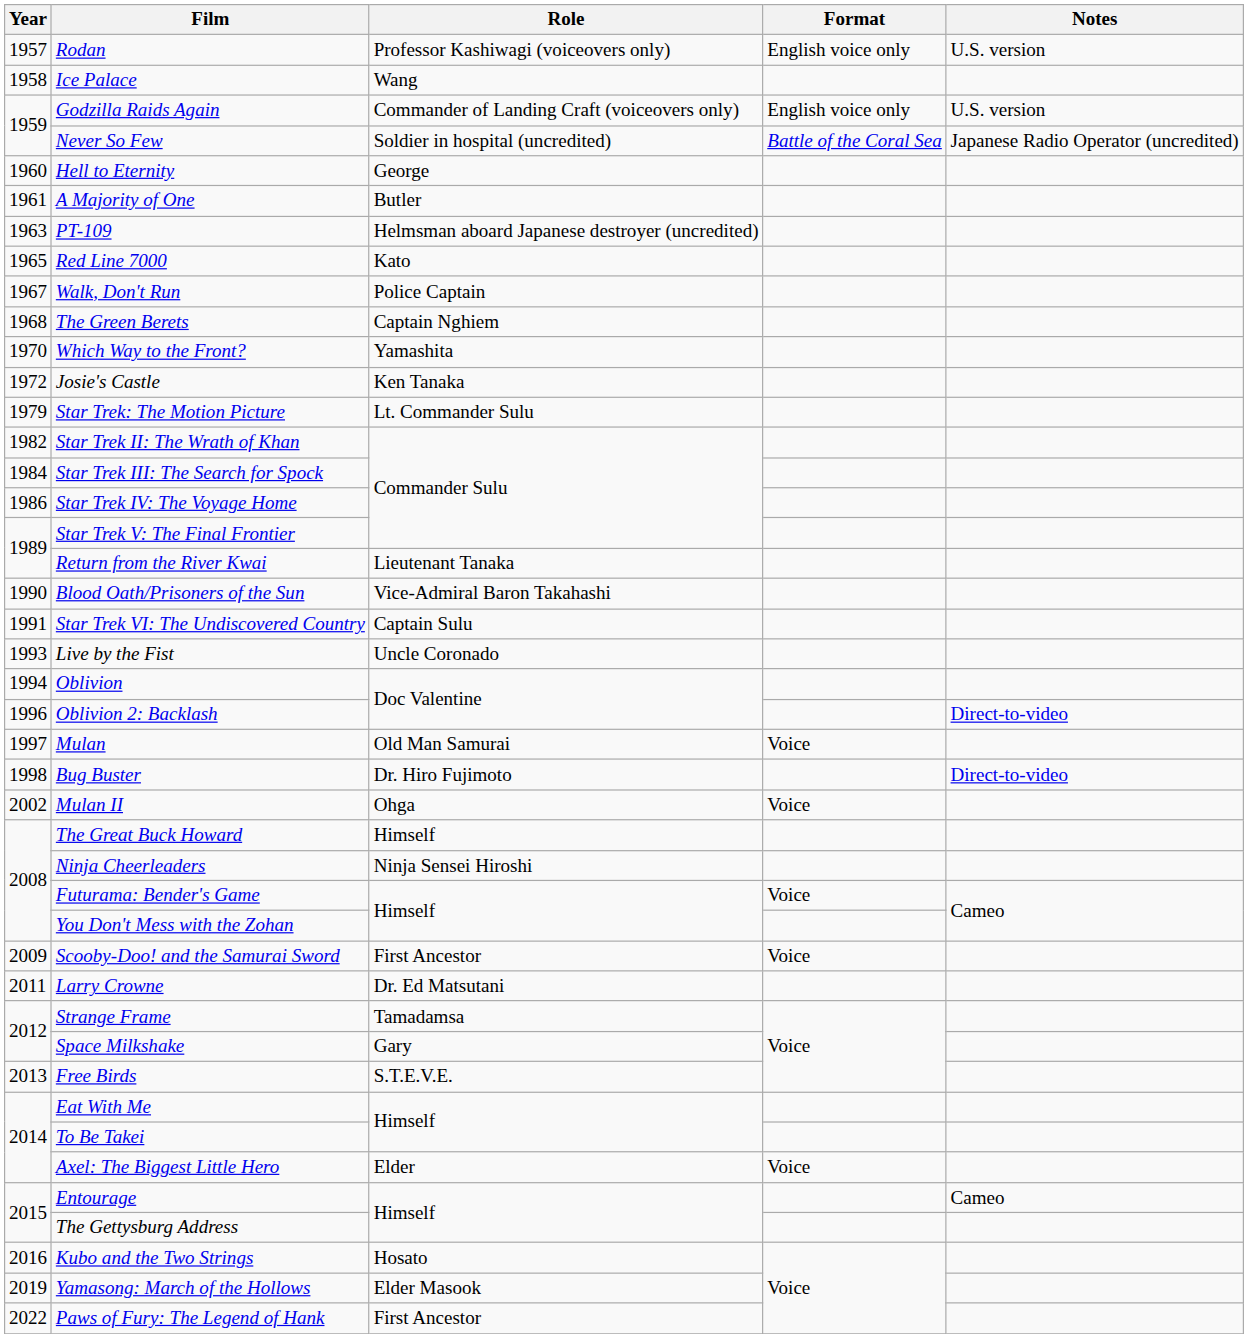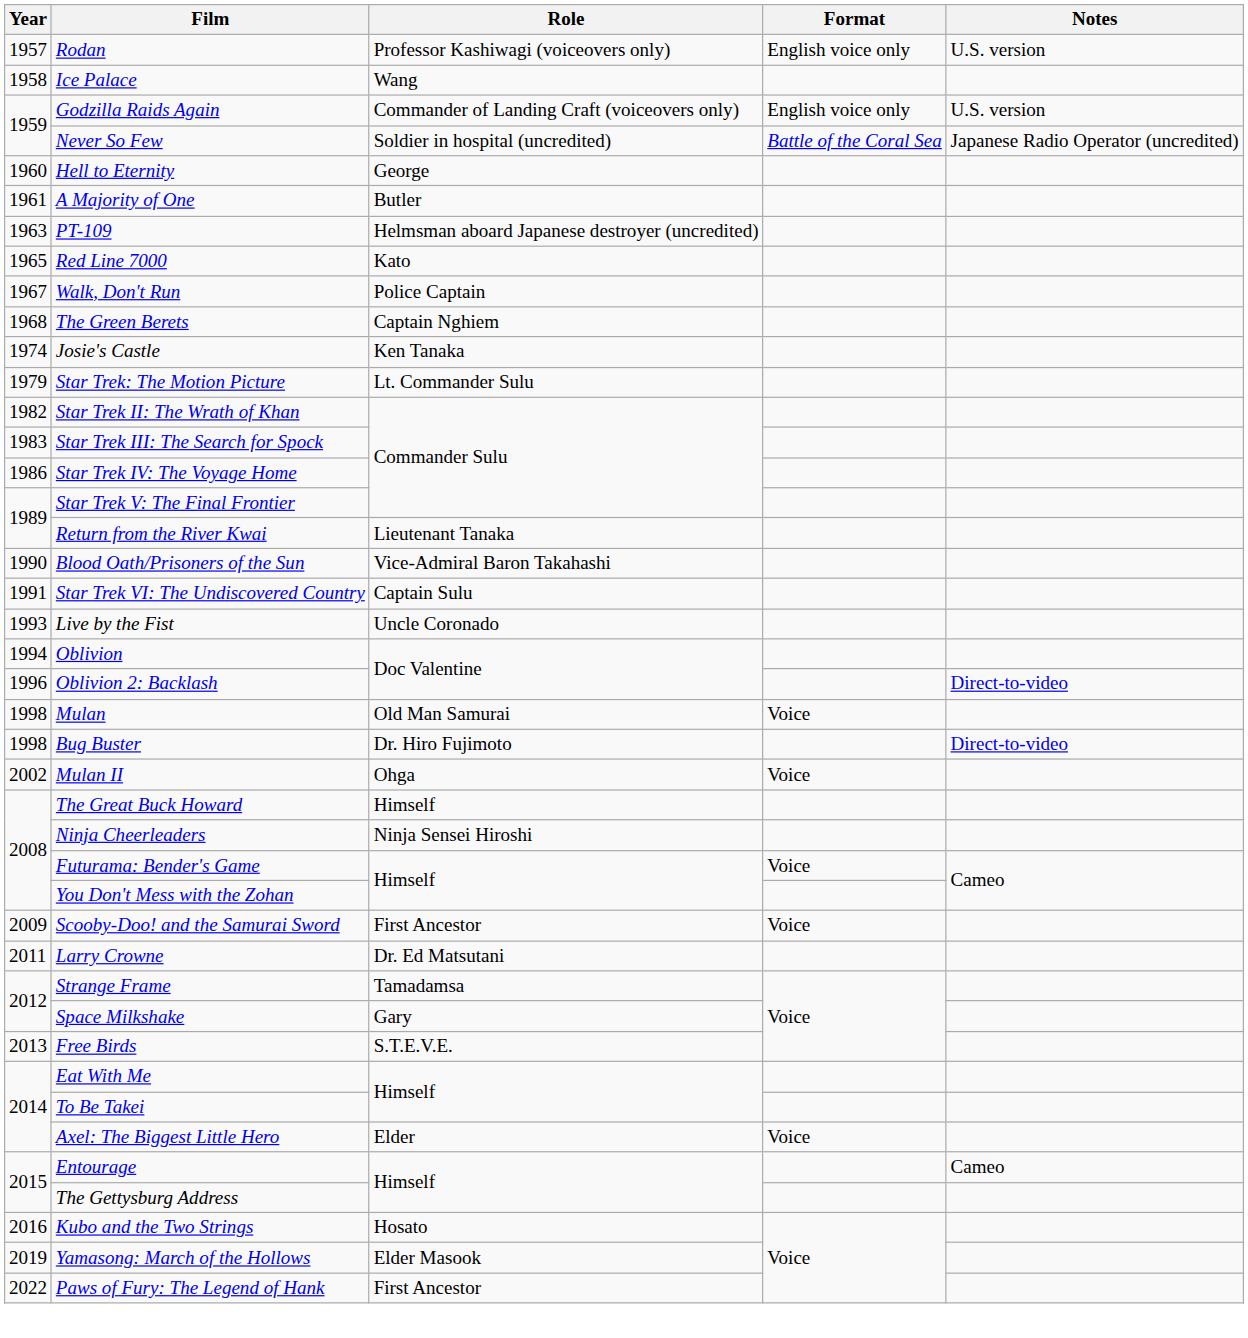- row: (151, 351)
(28, 381) 1972 -> (28, 351) 1974
(28, 472) 1984 -> (28, 442) 1983
(28, 744) 1997 -> (28, 714) 1998
